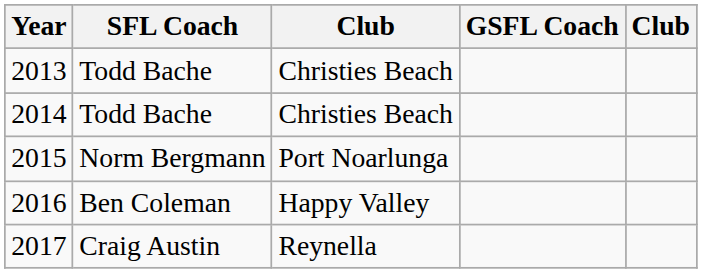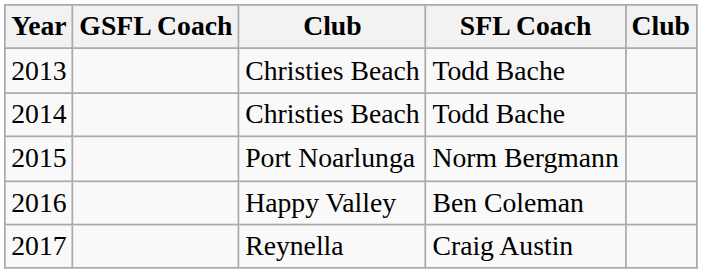columns swapped: (172, 26) <-> (542, 26)
